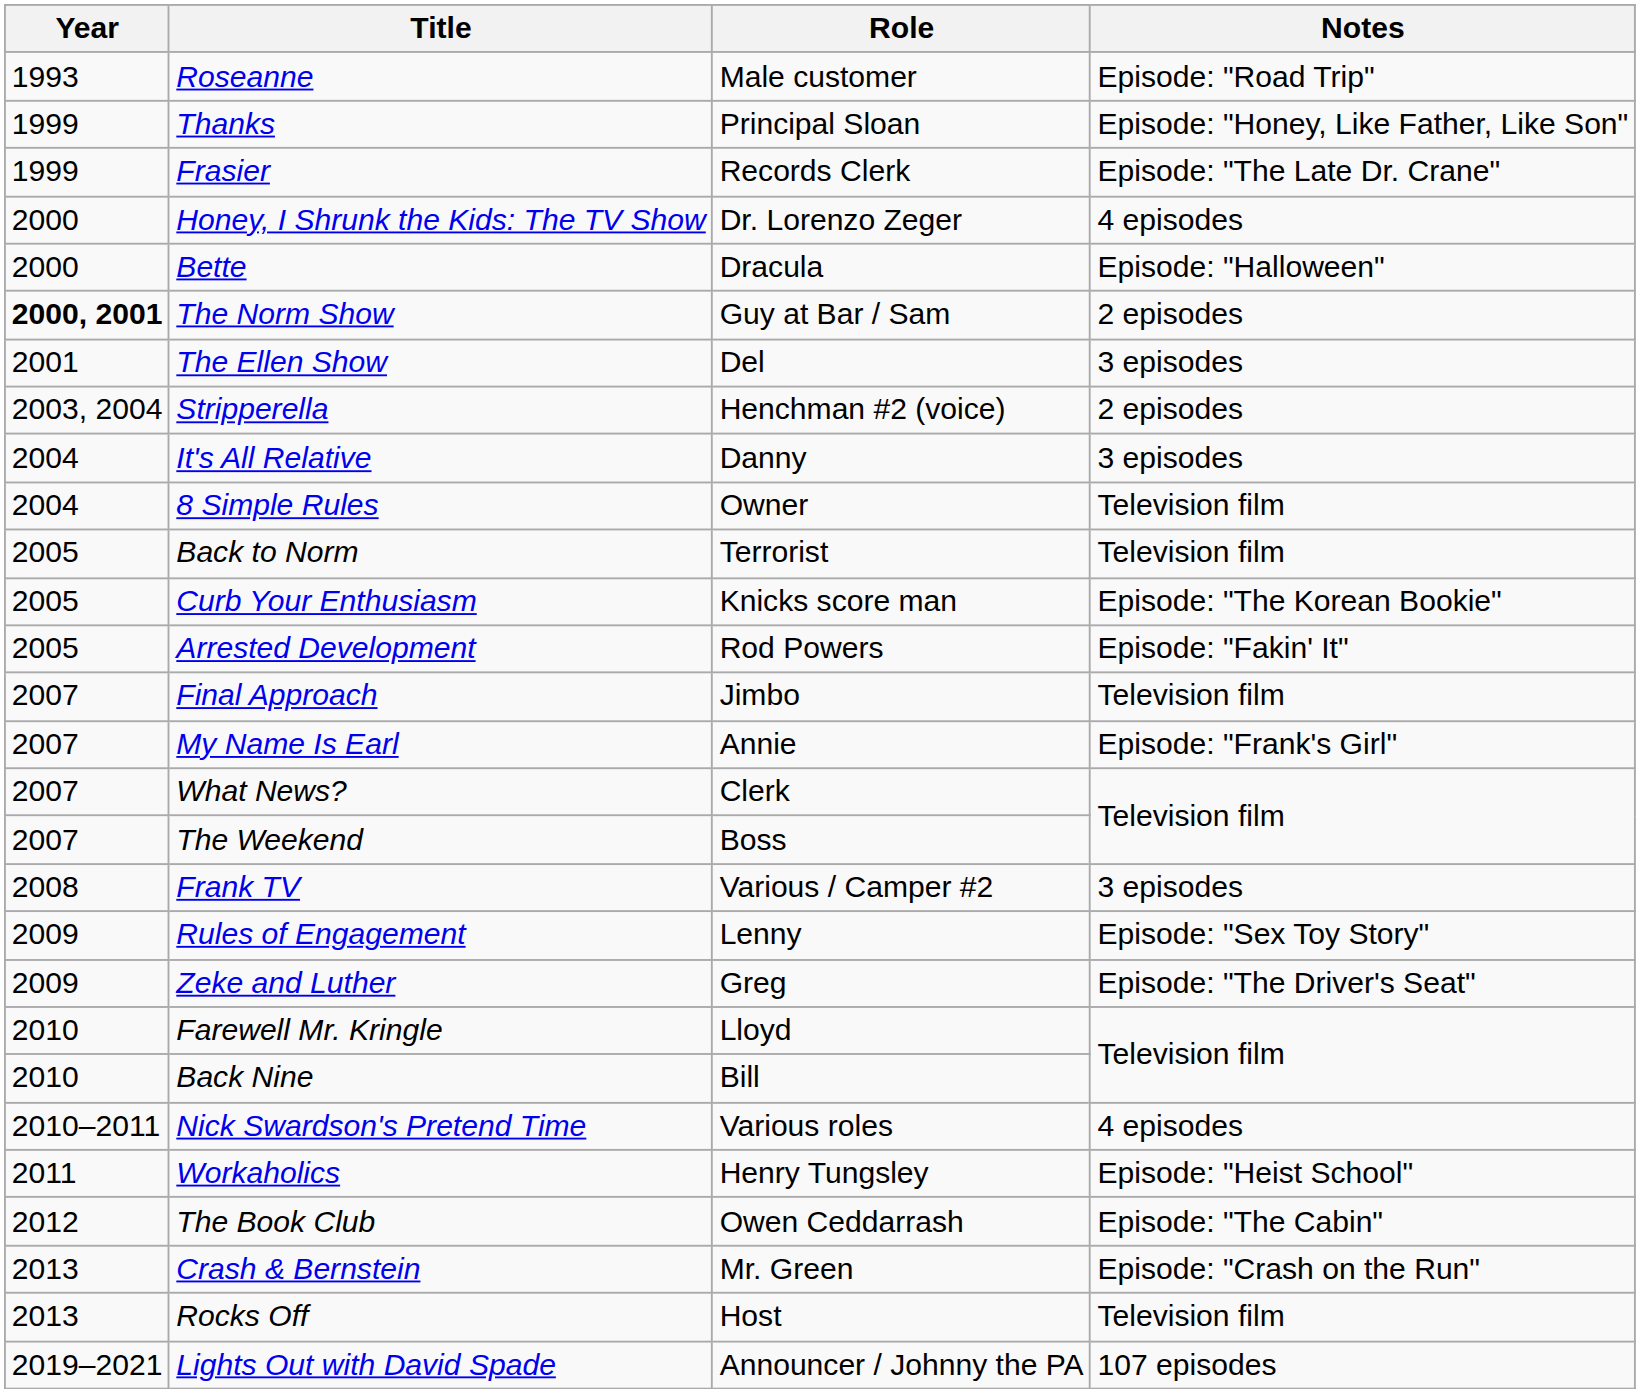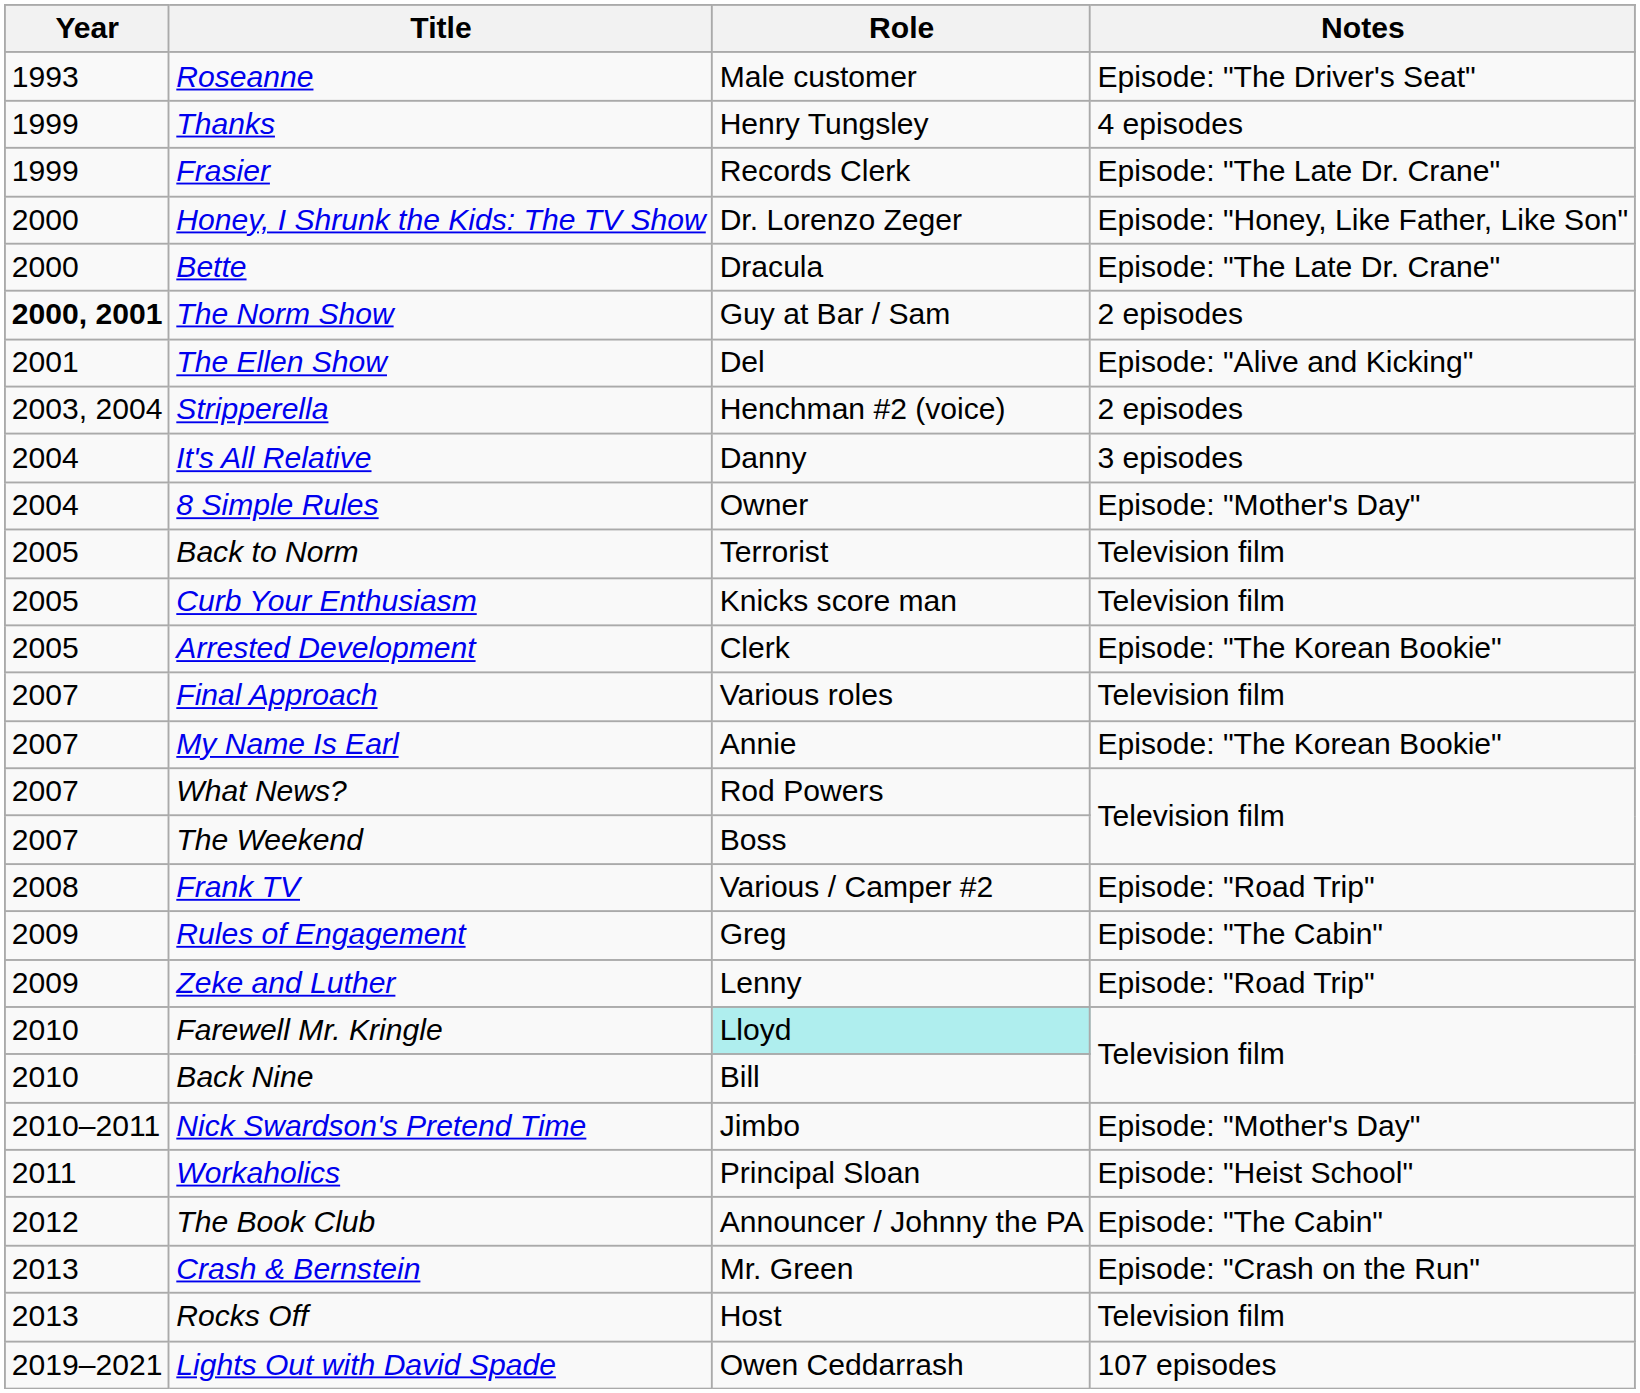(1236, 76) Episode: "Road Trip" -> (1287, 76) Episode: "The Driver's Seat"
(820, 123) Principal Sloan -> (824, 123) Henry Tungsley
(1363, 123) Episode: "Honey, Like Father, Like Son" -> (1170, 123) 4 episodes
(1170, 219) 4 episodes -> (1363, 219) Episode: "Honey, Like Father, Like Son"
(1241, 266) Episode: "Halloween" -> (1299, 266) Episode: "The Late Dr. Crane"
(1170, 362) 3 episodes -> (1285, 362) Episode: "Alive and Kicking"
(1191, 505) Television film -> (1259, 505) Episode: "Mother's Day"
(1300, 600) Episode: "The Korean Bookie" -> (1191, 600) Television film
(802, 648) Rod Powers -> (755, 648) Clerk
(1223, 648) Episode: "Fakin' It" -> (1300, 648) Episode: "The Korean Bookie"
(760, 696) Jimbo -> (806, 696) Various roles
(1247, 743) Episode: "Frank's Girl" -> (1300, 743) Episode: "The Korean Bookie"
(755, 791) Clerk -> (802, 791) Rod Powers
(1170, 887) 3 episodes -> (1236, 887) Episode: "Road Trip"
(761, 934) Lenny -> (753, 934) Greg
(1263, 934) Episode: "Sex Toy Story" -> (1240, 934) Episode: "The Cabin"
(753, 982) Greg -> (761, 982) Lenny
(1287, 982) Episode: "The Driver's Seat" -> (1236, 982) Episode: "Road Trip"
(756, 1030) no background -> (756, 1030) paleturquoise background
(806, 1125) Various roles -> (760, 1125) Jimbo
(1170, 1125) 4 episodes -> (1259, 1125) Episode: "Mother's Day"
(824, 1173) Henry Tungsley -> (820, 1173) Principal Sloan
(842, 1220) Owen Ceddarrash -> (902, 1220) Announcer / Johnny the PA
(902, 1364) Announcer / Johnny the PA -> (842, 1364) Owen Ceddarrash
